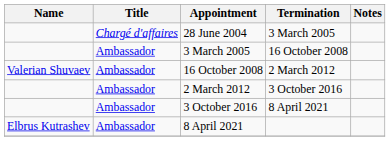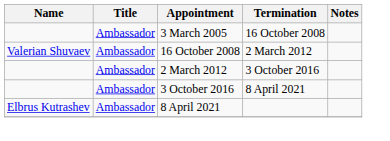- row: (215, 32)
